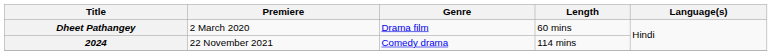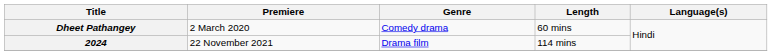(405, 27) Drama film -> (415, 27) Comedy drama
(415, 43) Comedy drama -> (405, 43) Drama film
